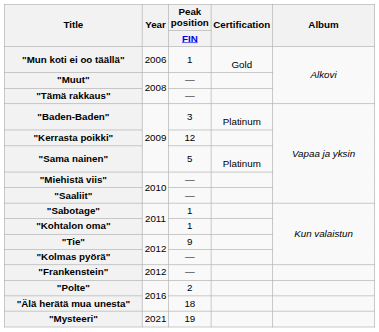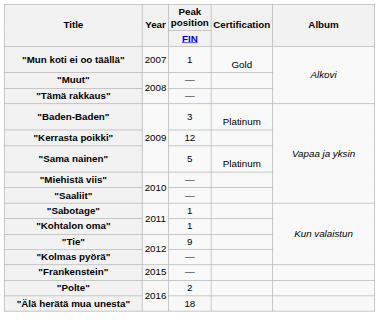(156, 59) 2006 -> (156, 59) 2007
(156, 272) 2012 -> (156, 272) 2015
- row: (73, 319)
